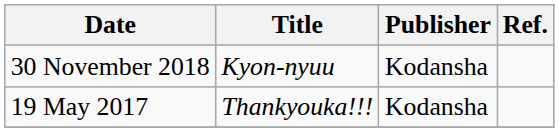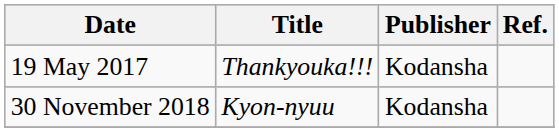rows swapped: (79, 106) <-> (110, 65)
